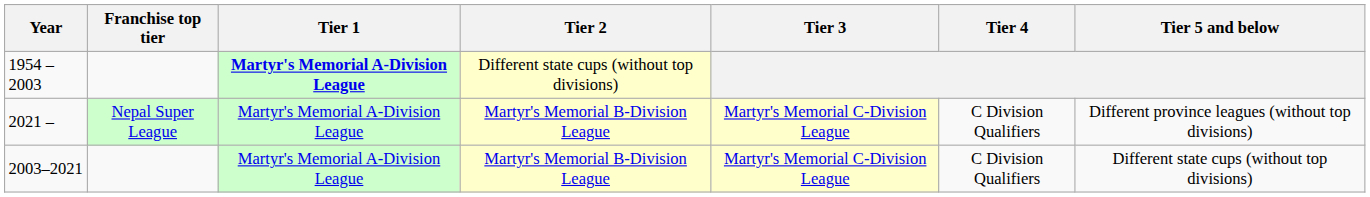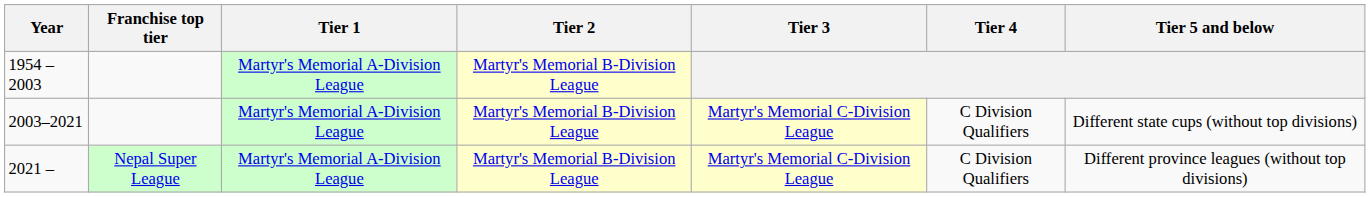(339, 75) bold -> (339, 75) normal
(586, 75) Different state cups (without top divisions) -> (574, 75) Martyr's Memorial B-Division League
rows swapped: (46, 168) <-> (31, 122)
